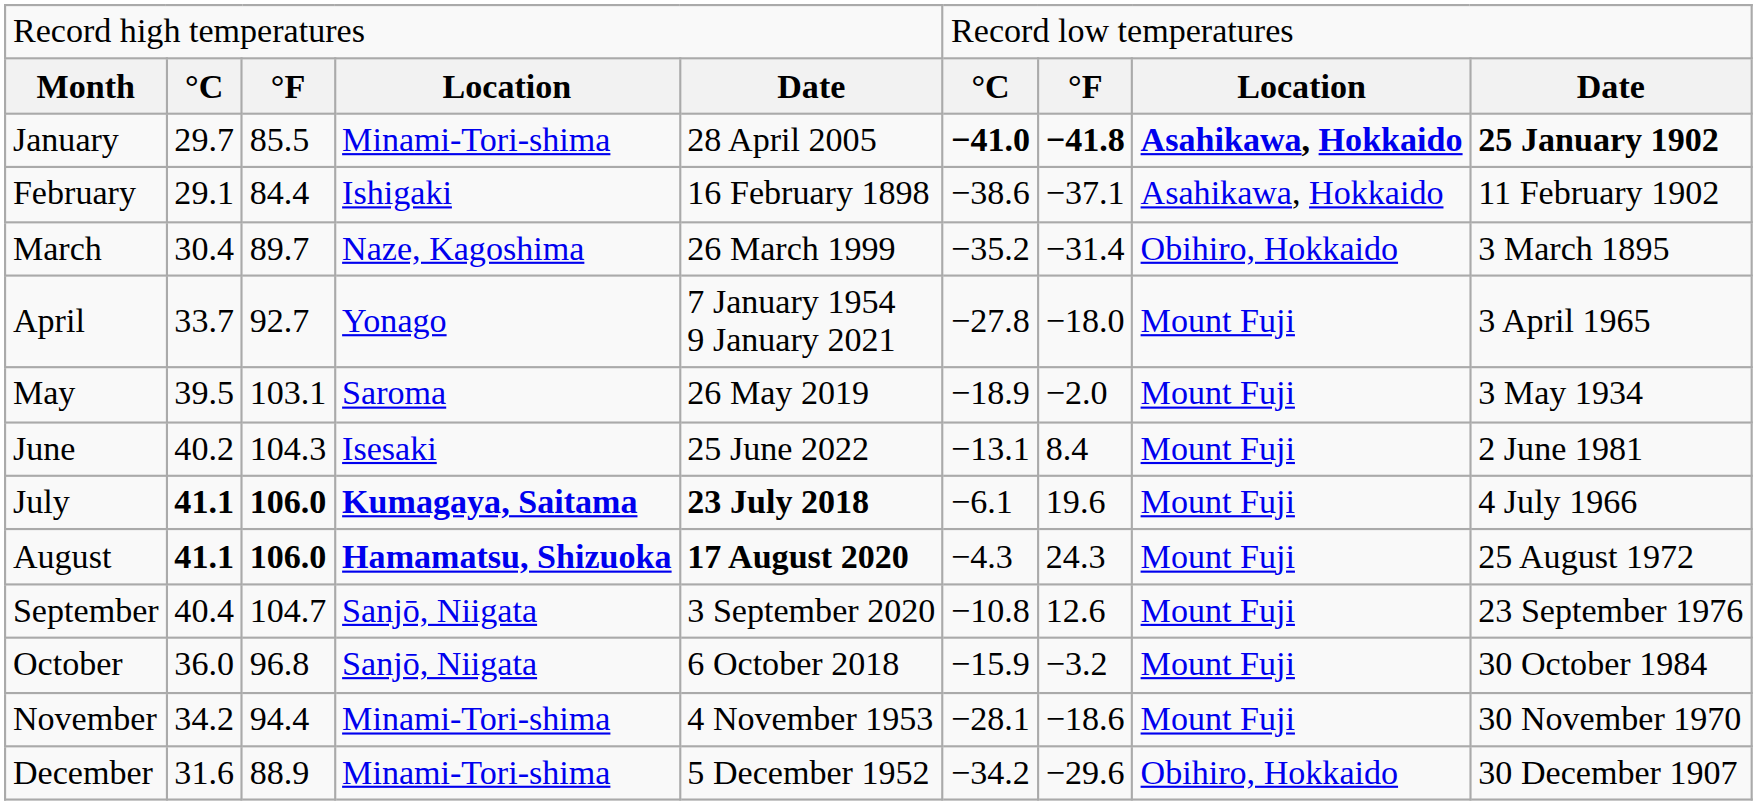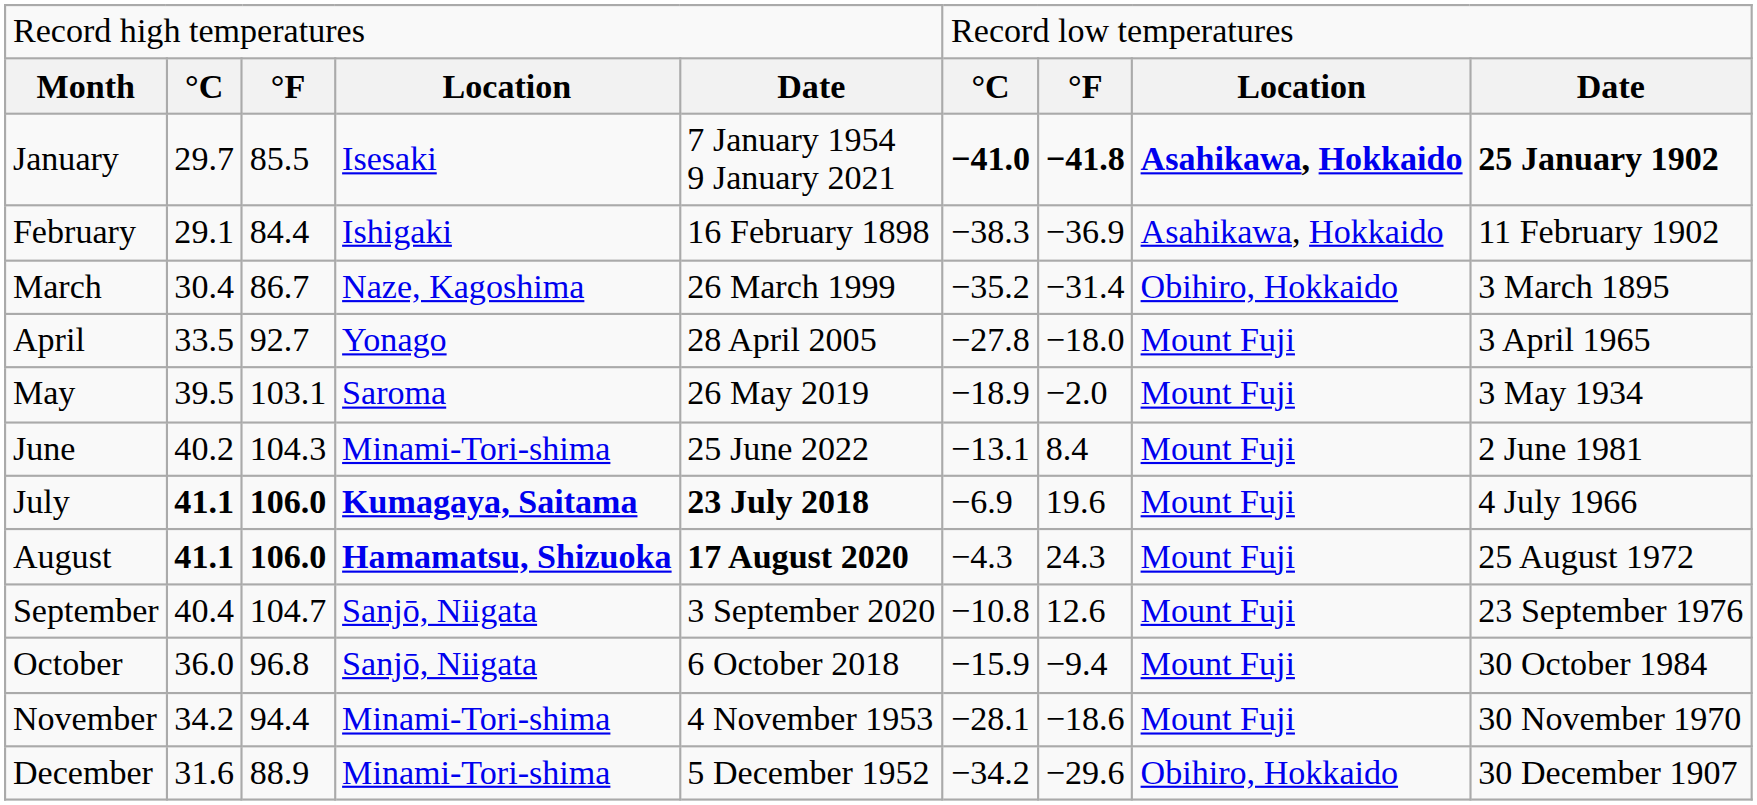(476, 139) Minami-Tori-shima -> (389, 158) Isesaki
(782, 139) 28 April 2005 -> (791, 158) 7 January 1954 9 January 2021
(990, 193) −38.6 -> (990, 232) −38.3
(1085, 193) −37.1 -> (1085, 232) −36.9
(280, 247) 89.7 -> (280, 286) 86.7
(204, 320) 33.7 -> (204, 340) 33.5
(791, 320) 7 January 1954 9 January 2021 -> (782, 340) 28 April 2005
(389, 448) Isesaki -> (476, 448) Minami-Tori-shima
(982, 502) −6.1 -> (982, 502) −6.9
(1077, 664) −3.2 -> (1077, 664) −9.4
